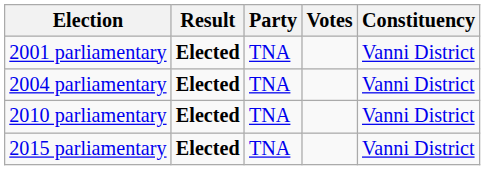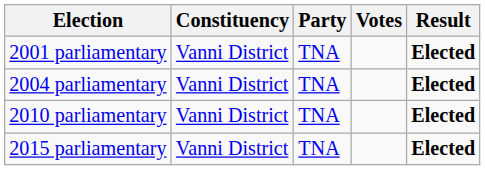columns swapped: (419, 20) <-> (208, 20)
